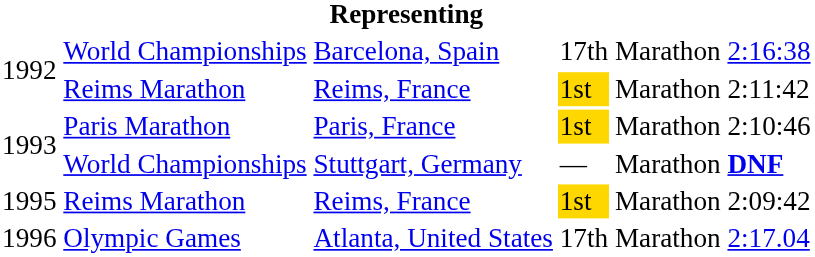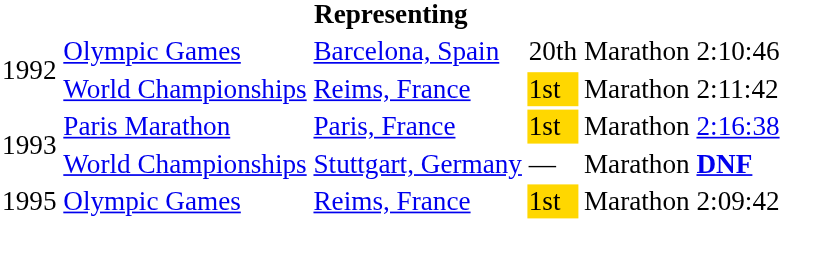(185, 51) World Championships -> (152, 51) Olympic Games
(584, 51) 17th -> (553, 51) 20th
(769, 51) 2:16:38 -> (738, 51) 2:10:46
(154, 88) Reims Marathon -> (185, 88) World Championships
(769, 126) 2:10:46 -> (738, 126) 2:16:38
(154, 201) Reims Marathon -> (152, 201) Olympic Games
- row: (29, 238)
